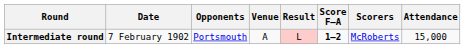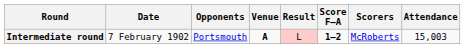(265, 37) normal -> (265, 37) bold
(431, 37) 15,000 -> (431, 37) 15,003
